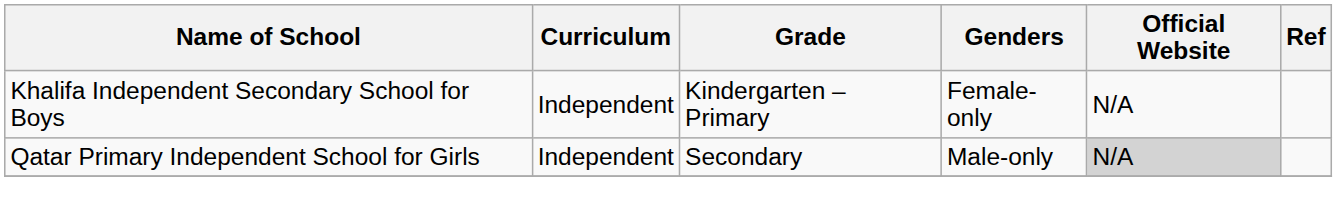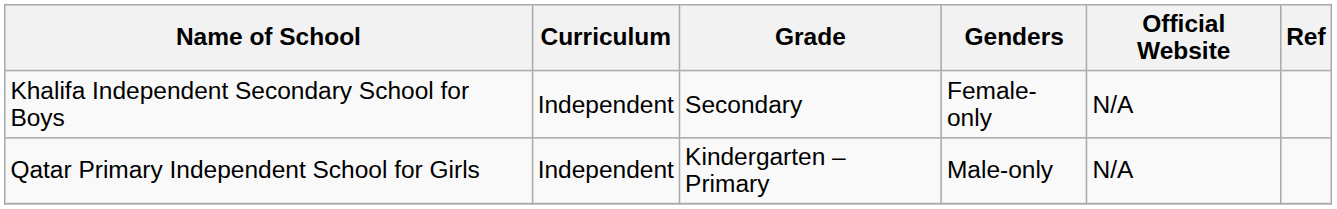(765, 104) Kindergarten – Primary -> (744, 104) Secondary
(744, 156) Secondary -> (765, 170) Kindergarten – Primary
(1113, 156) lightgrey background -> (1113, 170) no background
